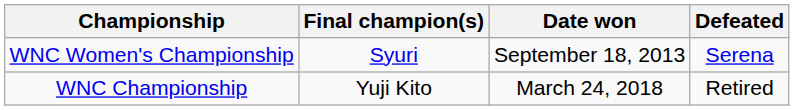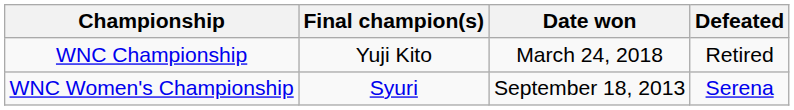rows swapped: (152, 88) <-> (152, 54)
